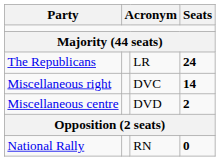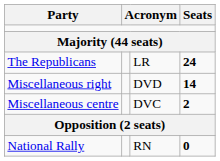(147, 83) DVC -> (147, 83) DVD
(147, 104) DVD -> (147, 104) DVC
